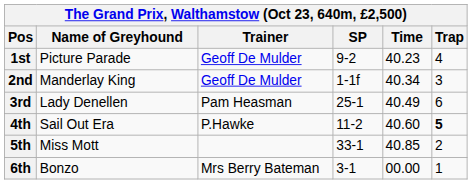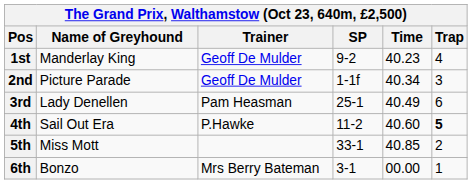(85, 59) Picture Parade -> (88, 59) Manderlay King
(88, 80) Manderlay King -> (85, 80) Picture Parade
